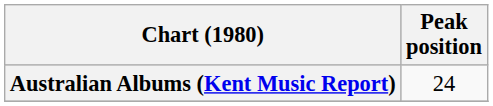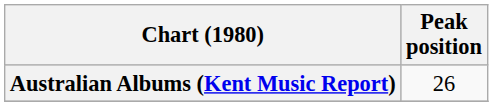(444, 82) 24 -> (444, 82) 26
